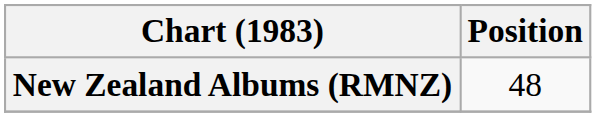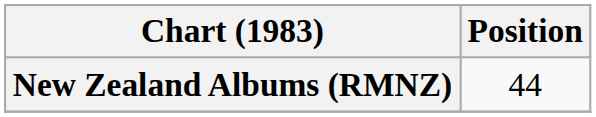(525, 84) 48 -> (525, 84) 44
